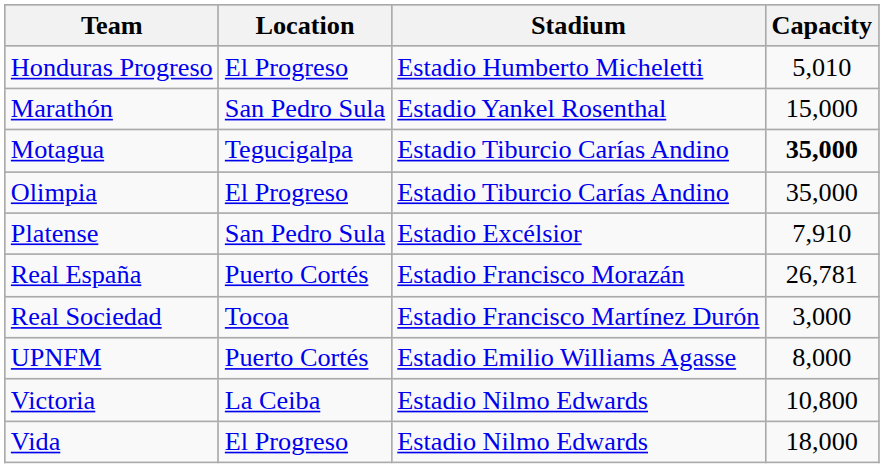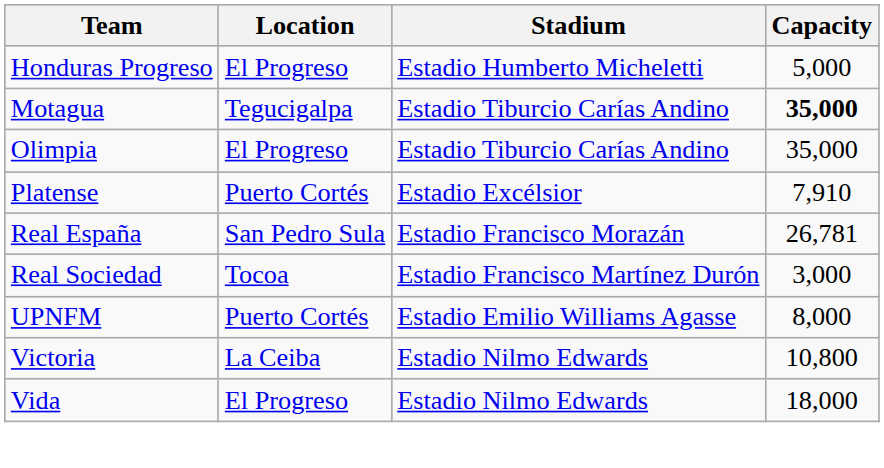(822, 66) 5,010 -> (822, 66) 5,000
- row: (62, 108)
(305, 233) San Pedro Sula -> (297, 191) Puerto Cortés
(297, 274) Puerto Cortés -> (305, 233) San Pedro Sula
